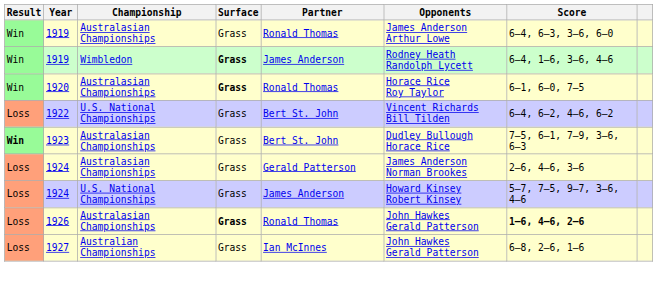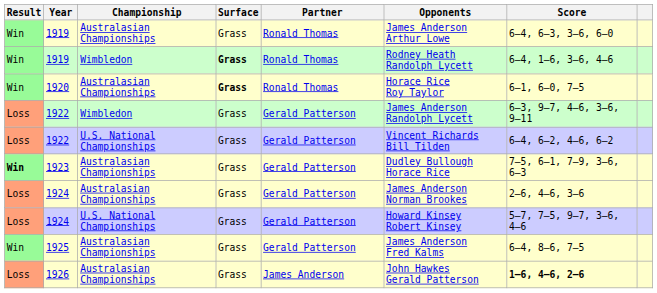(304, 60) James Anderson -> (301, 60) Ronald Thomas
+ row: (58, 114)
(301, 114) Bert St. John -> (309, 141) Gerald Patterson
(301, 141) Bert St. John -> (309, 167) Gerald Patterson
(304, 194) James Anderson -> (309, 221) Gerald Patterson
+ row: (58, 248)
(232, 221) bold -> (232, 274) normal
(301, 221) Ronald Thomas -> (304, 274) James Anderson
- row: (58, 248)
